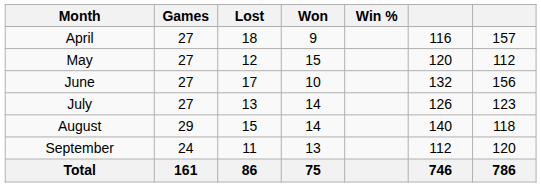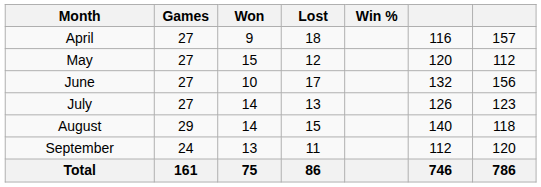columns swapped: (313, 16) <-> (249, 16)
